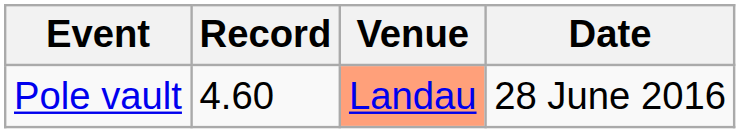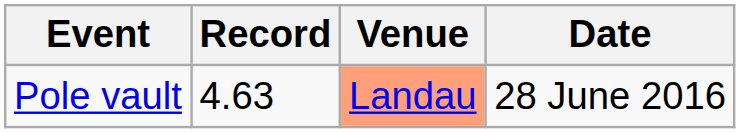(237, 95) 4.60 -> (237, 95) 4.63
